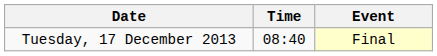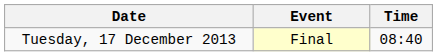columns swapped: (284, 16) <-> (374, 16)
